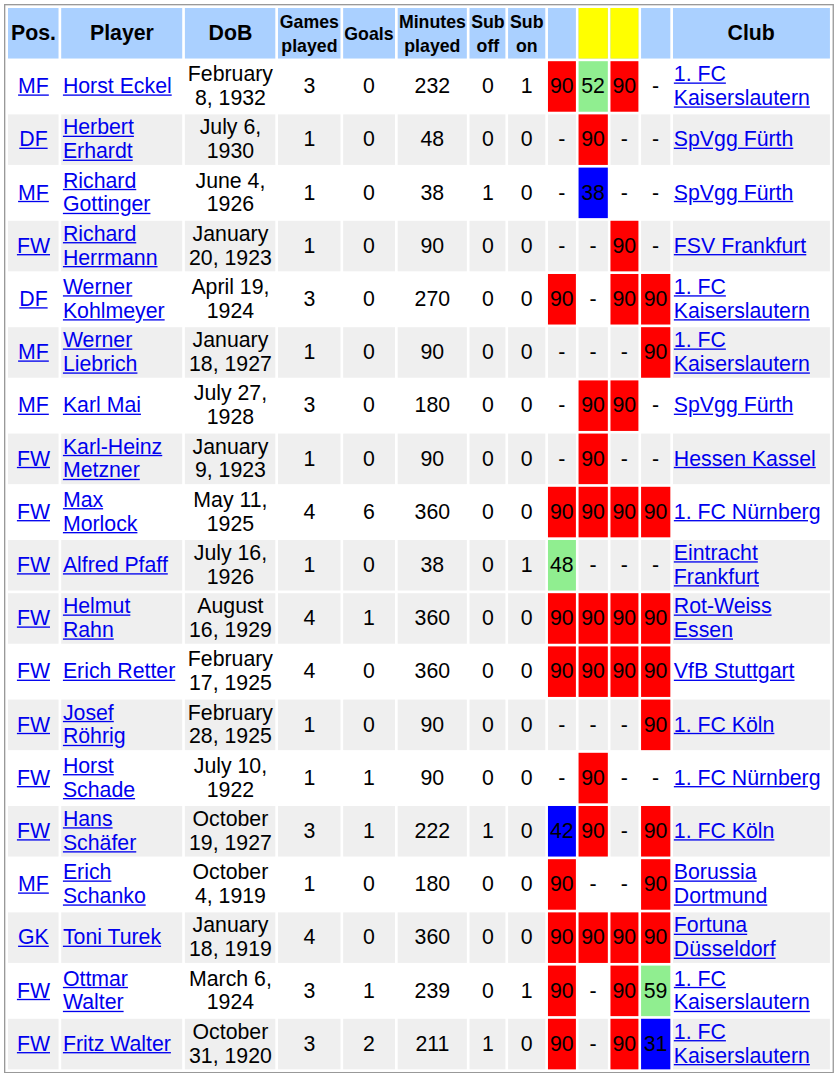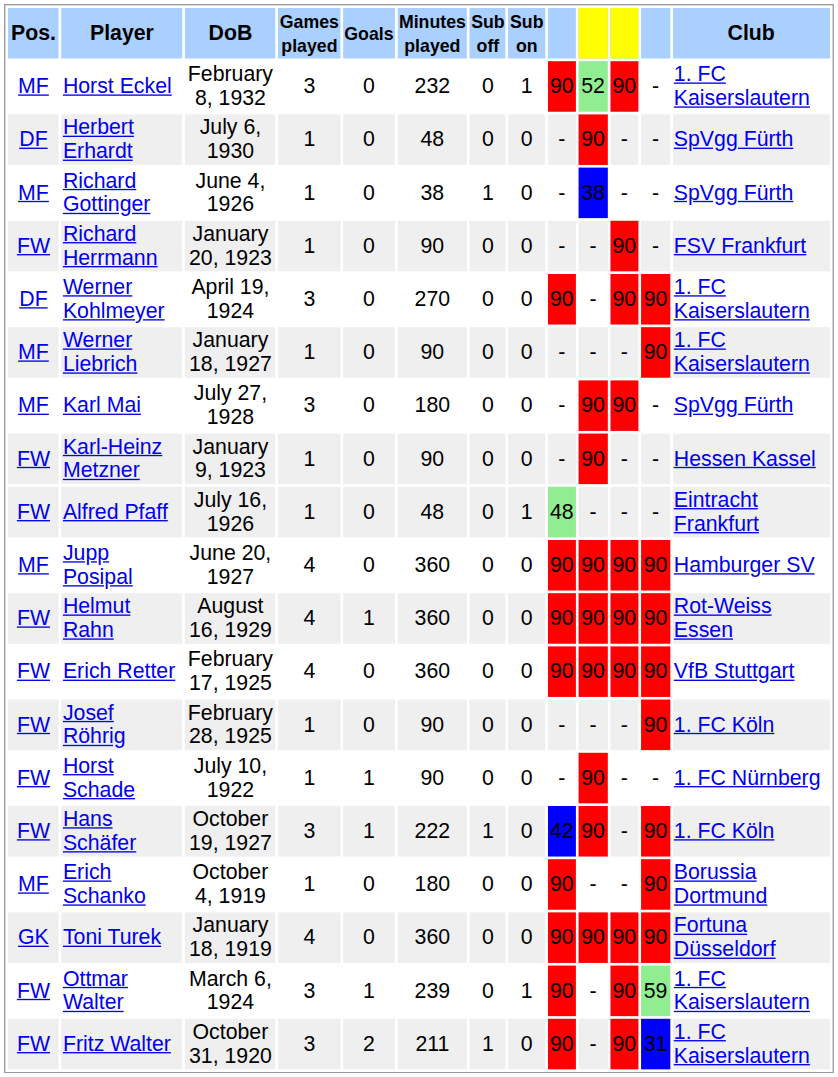- row: (100, 511)
(432, 565) 38 -> (432, 511) 48
+ row: (98, 565)
